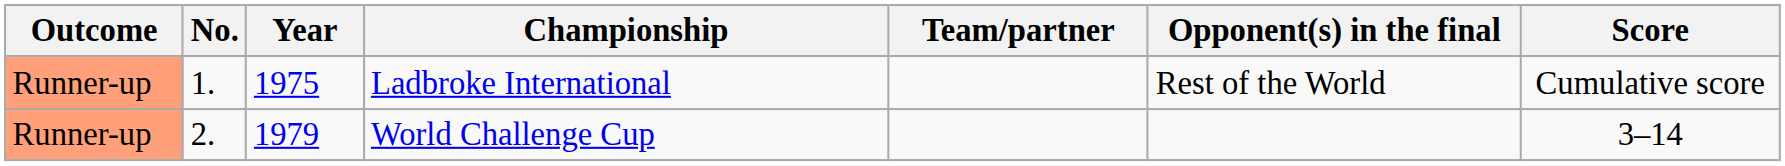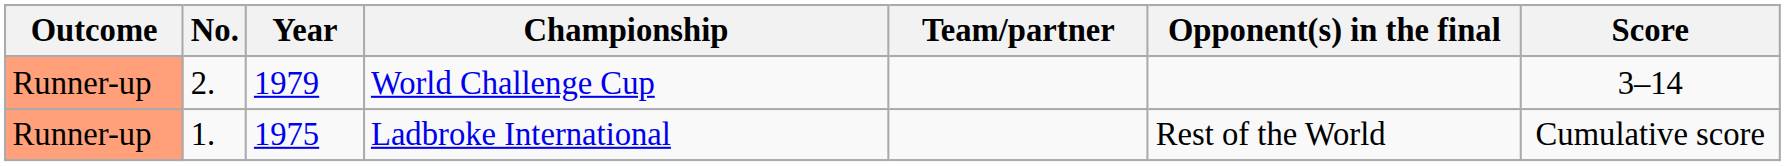rows swapped: (521, 82) <-> (513, 133)
